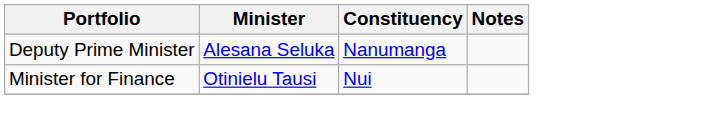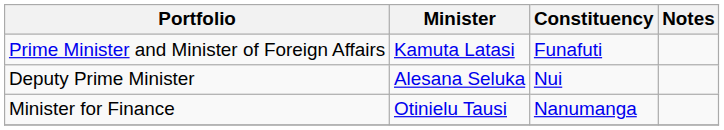+ row: (197, 49)
(395, 49) Nanumanga -> (548, 79) Nui
(357, 79) Nui -> (585, 109) Nanumanga
